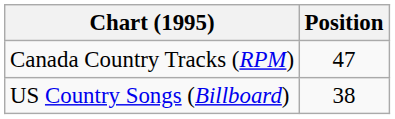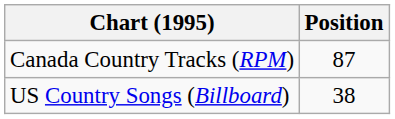(344, 58) 47 -> (344, 58) 87
